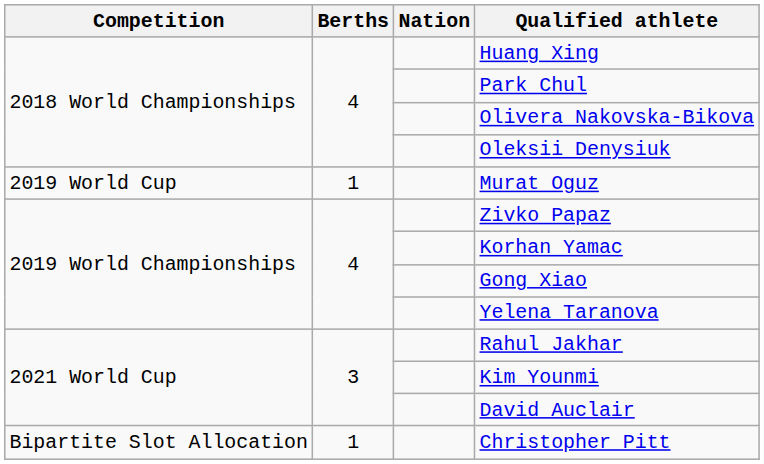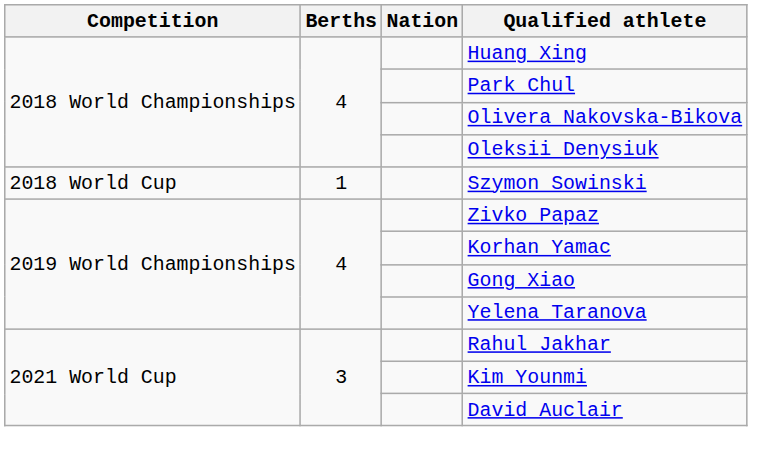+ row: (557, 183)
- row: (539, 183)
- row: (575, 442)
